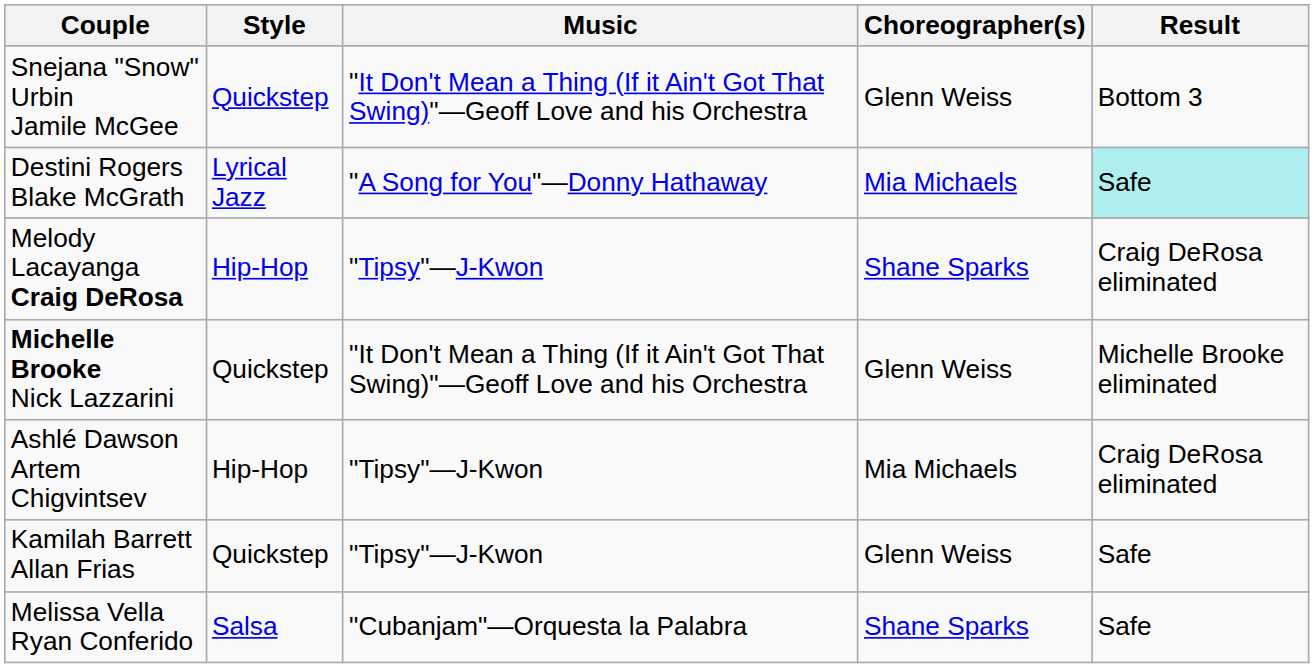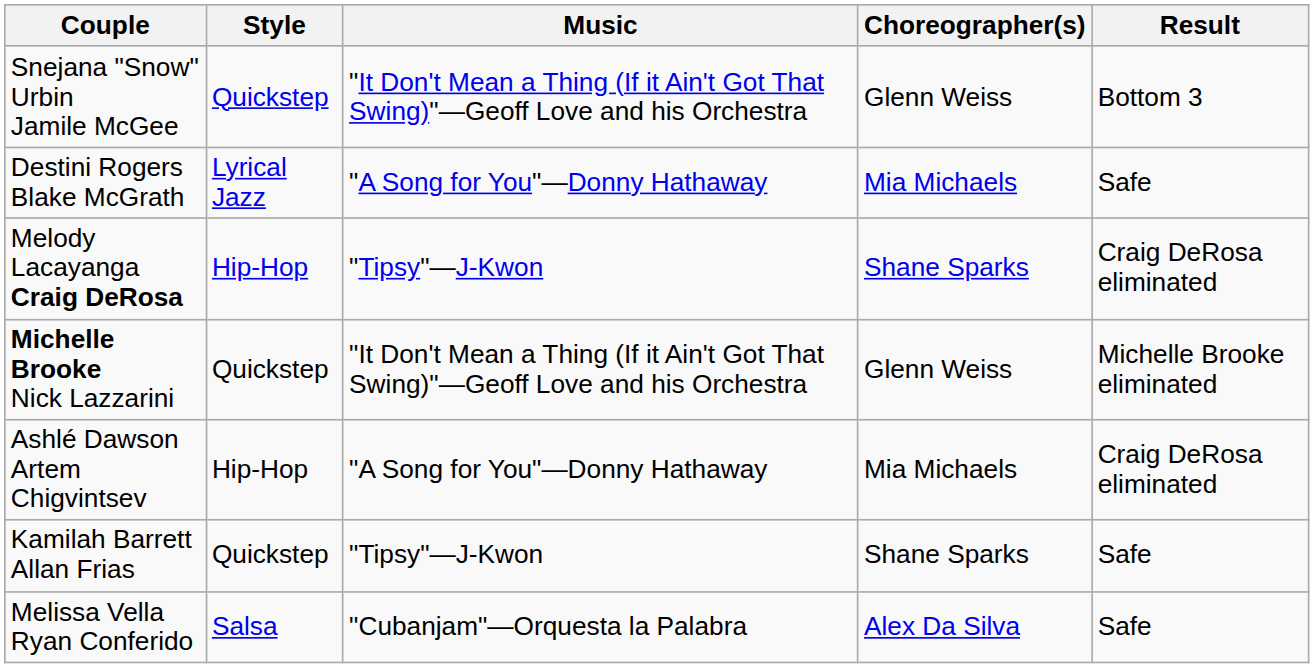(1125, 182) paleturquoise background -> (1125, 182) no background
(446, 469) "Tipsy"—J-Kwon -> (558, 469) "A Song for You"—Donny Hathaway
(938, 555) Glenn Weiss -> (946, 555) Shane Sparks
(946, 626) Shane Sparks -> (942, 626) Alex Da Silva
